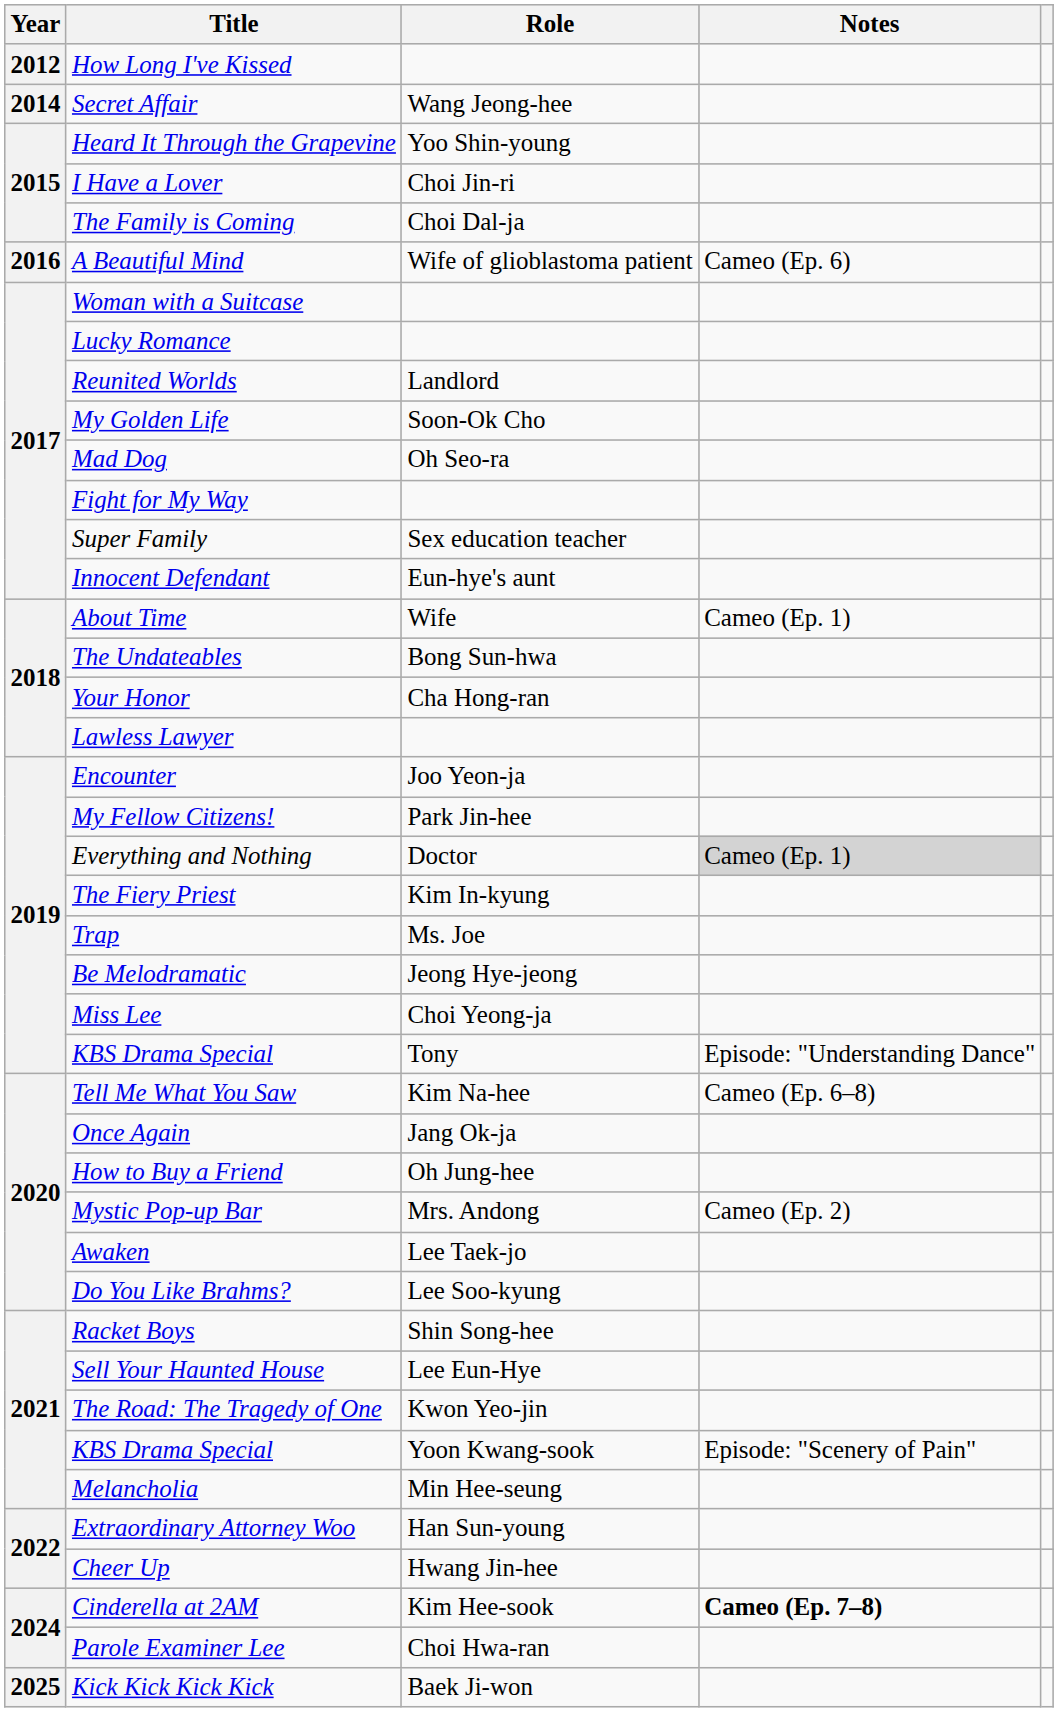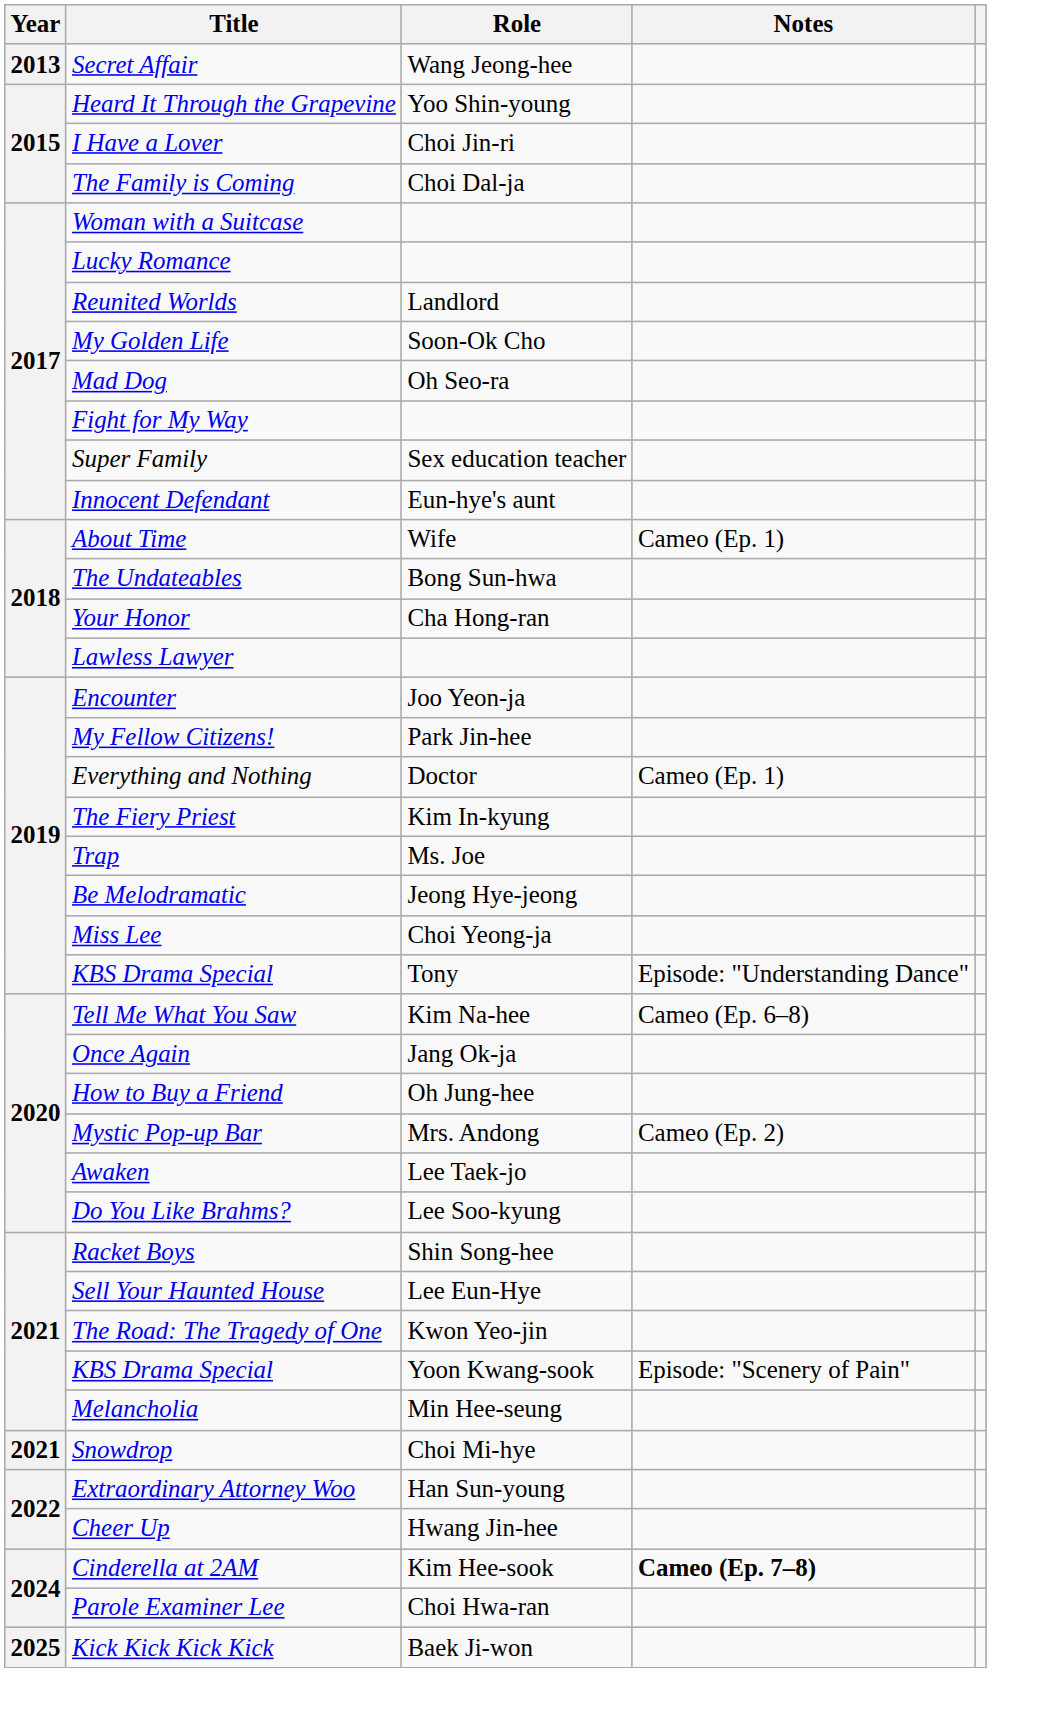- row: (182, 63)
(35, 103) 2014 -> (35, 63) 2013
- row: (158, 261)
(777, 855) lightgrey background -> (711, 776) no background
+ row: (122, 1449)
